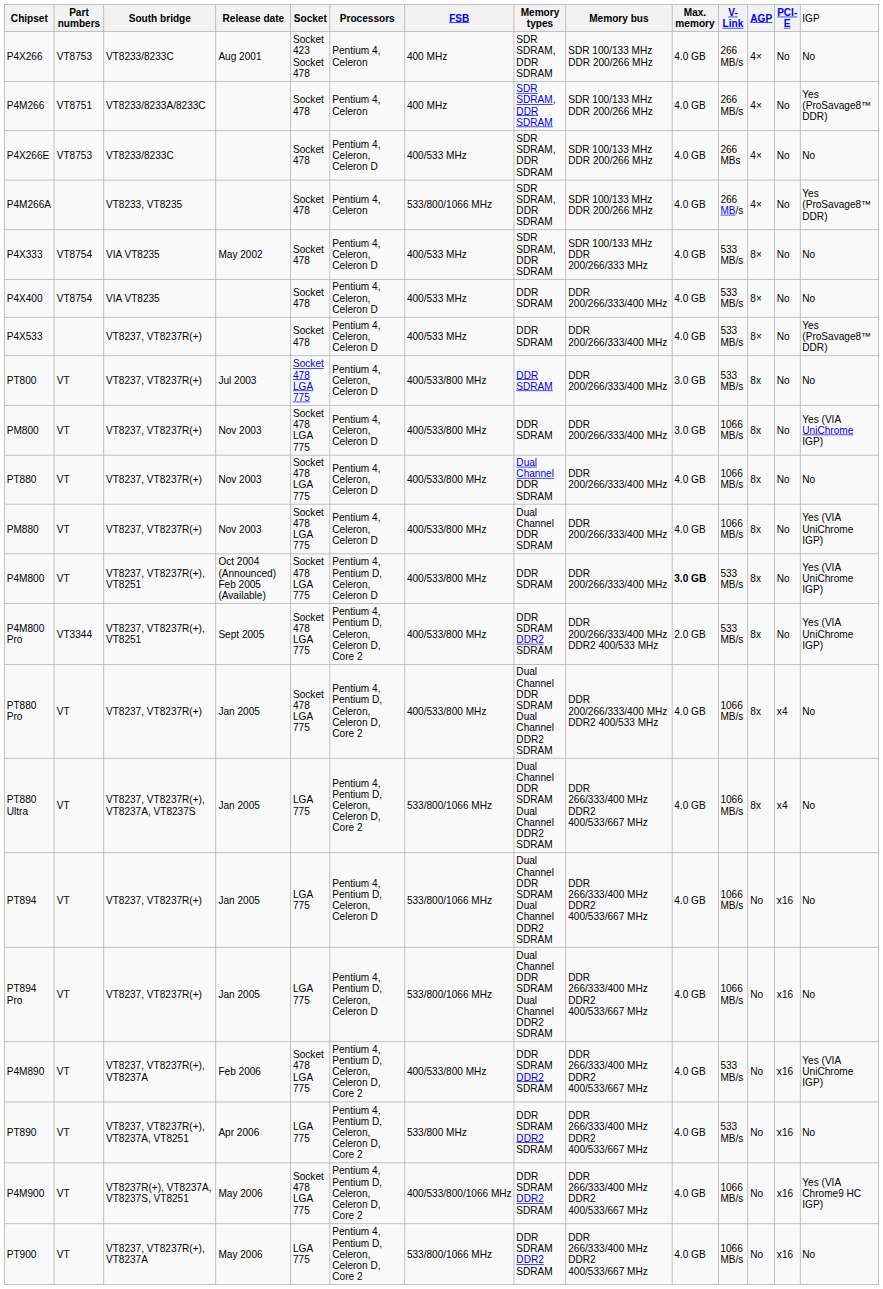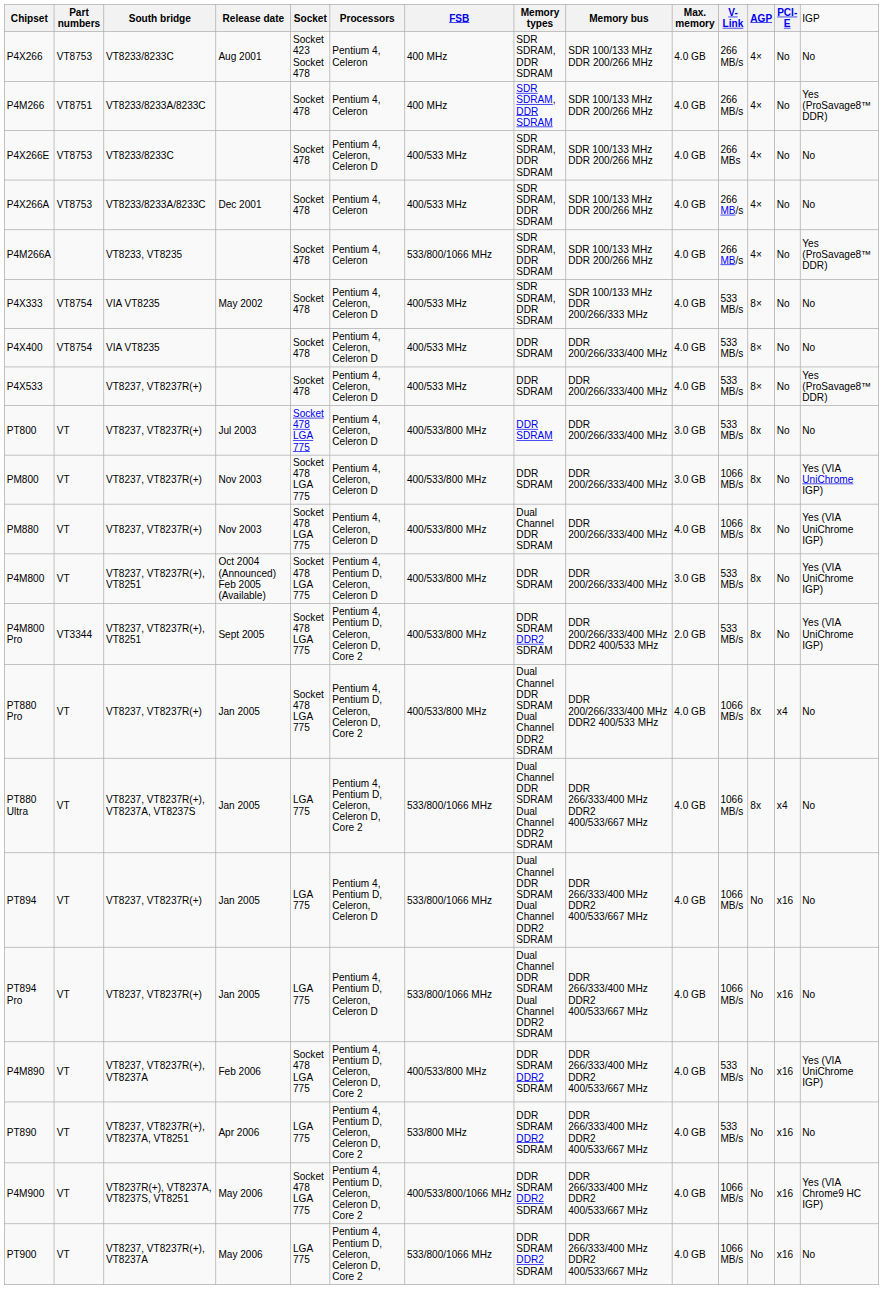+ row: (28, 205)
- row: (22, 480)
(690, 579) bold -> (690, 579) normal
